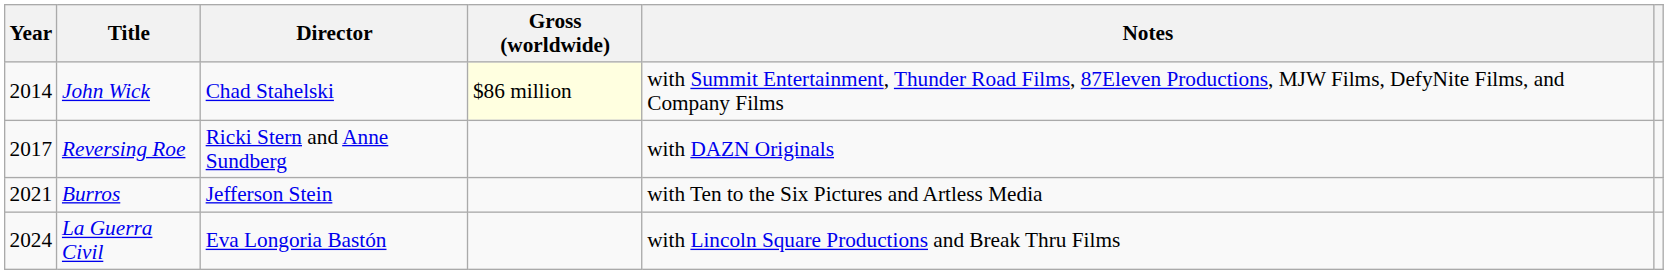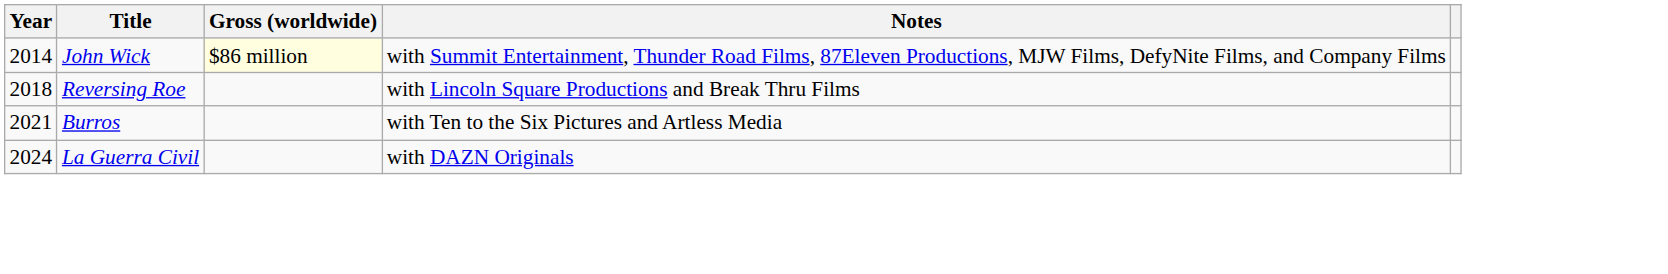- column: (334, 33)
(31, 148) 2017 -> (31, 88) 2018
(741, 148) with DAZN Originals -> (623, 88) with Lincoln Square Productions and Break Thru Films
(884, 240) with Lincoln Square Productions and Break Thru Films -> (480, 156) with DAZN Originals
